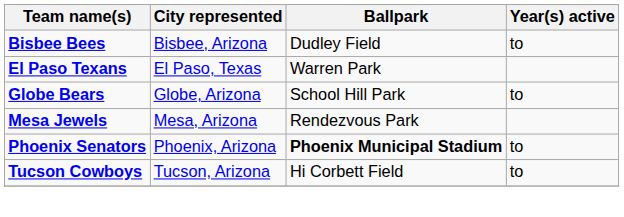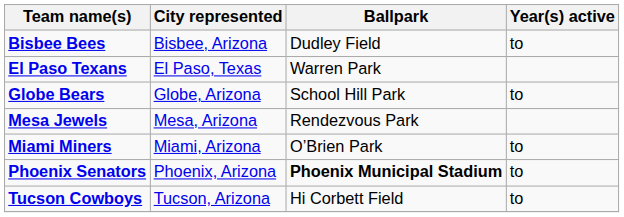+ row: (60, 146)
